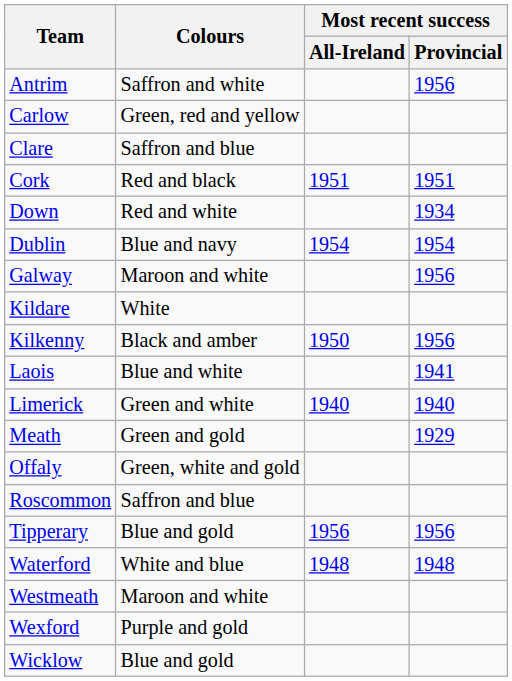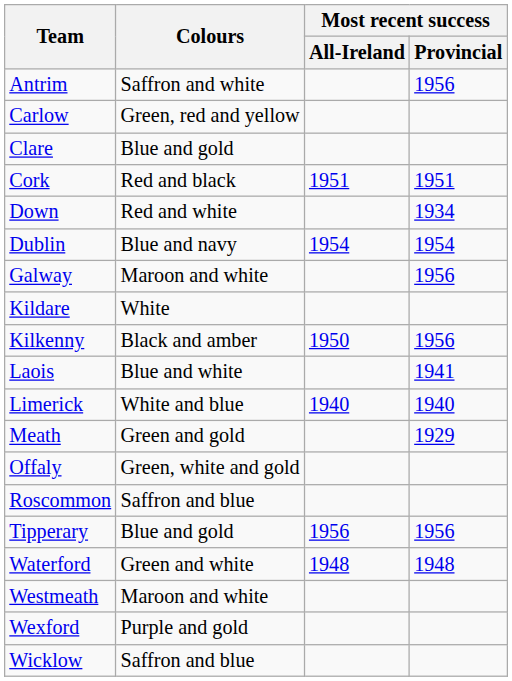(187, 148) Saffron and blue -> (177, 148) Blue and gold
(187, 404) Green and white -> (182, 404) White and blue
(182, 564) White and blue -> (187, 564) Green and white
(177, 659) Blue and gold -> (187, 659) Saffron and blue
